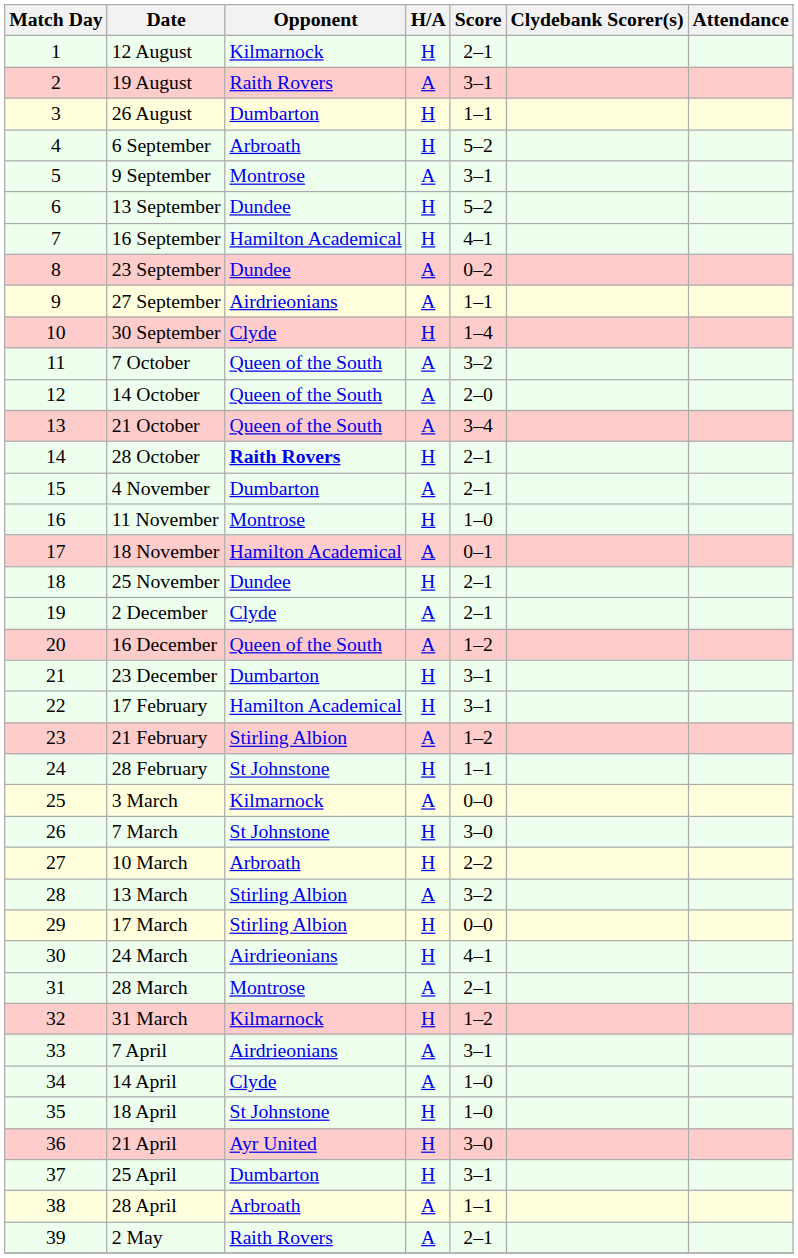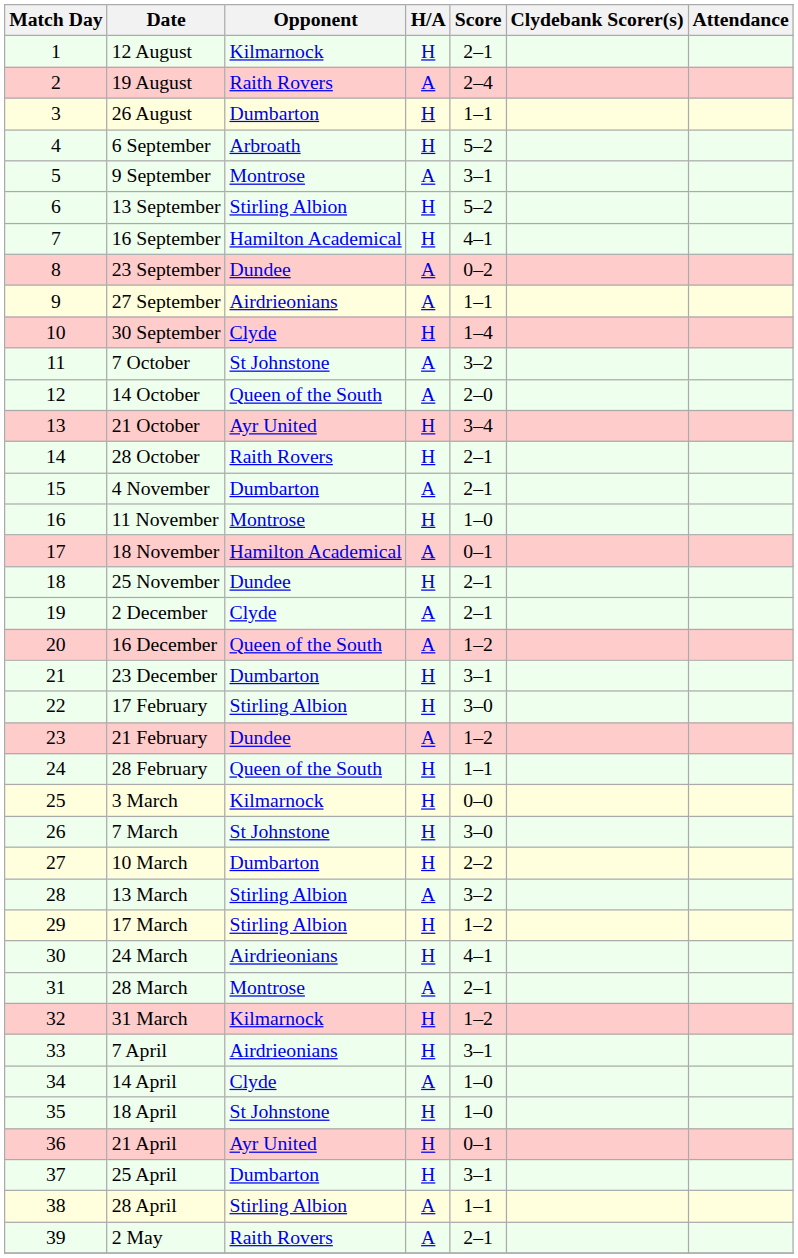(478, 82) 3–1 -> (478, 82) 2–4
(260, 207) Dundee -> (288, 207) Stirling Albion
(306, 363) Queen of the South -> (280, 363) St Johnstone
(306, 425) Queen of the South -> (273, 425) Ayr United
(428, 425) A -> (428, 425) H
(285, 457) bold -> (281, 457) normal
(316, 706) Hamilton Academical -> (288, 706) Stirling Albion
(478, 706) 3–1 -> (478, 706) 3–0
(288, 737) Stirling Albion -> (260, 737) Dundee
(280, 769) St Johnstone -> (306, 769) Queen of the South
(428, 800) A -> (428, 800) H
(265, 862) Arbroath -> (274, 862) Dumbarton
(478, 925) 0–0 -> (478, 925) 1–2
(428, 1050) A -> (428, 1050) H
(478, 1143) 3–0 -> (478, 1143) 0–1
(265, 1206) Arbroath -> (288, 1206) Stirling Albion
